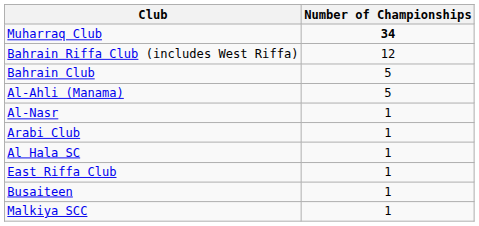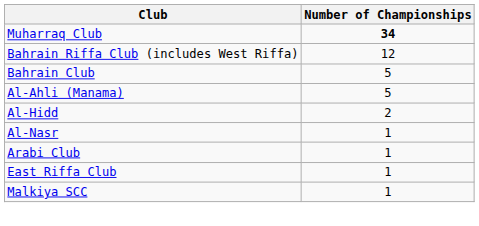+ row: (33, 113)
- row: (44, 152)
- row: (40, 192)
